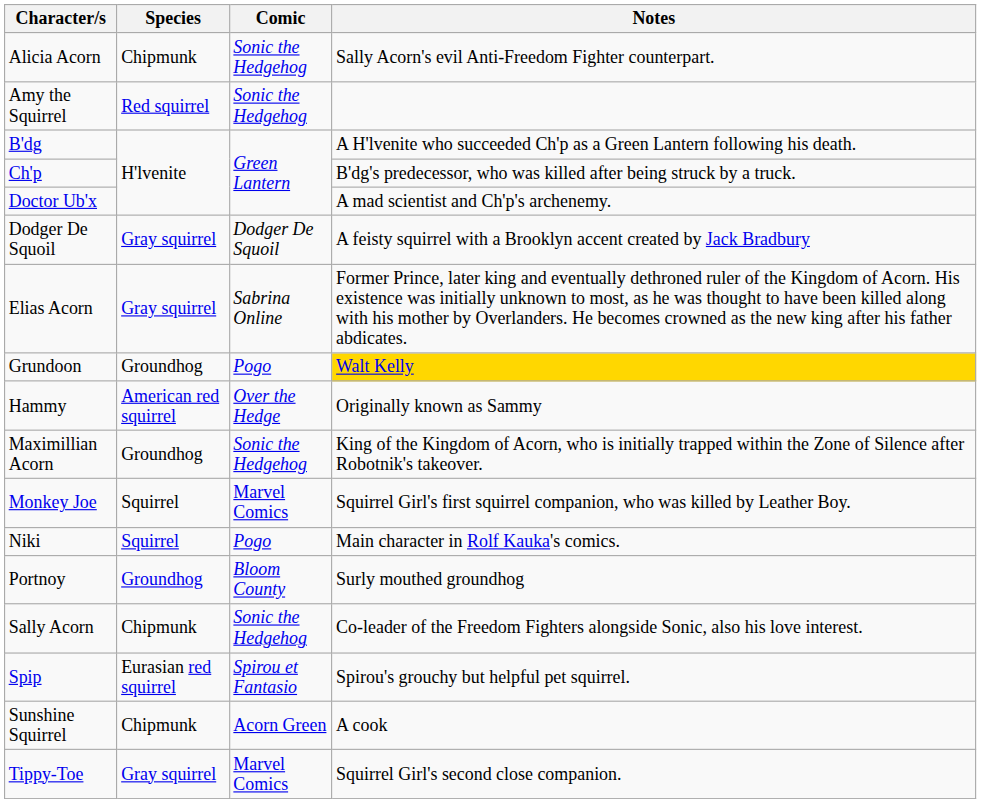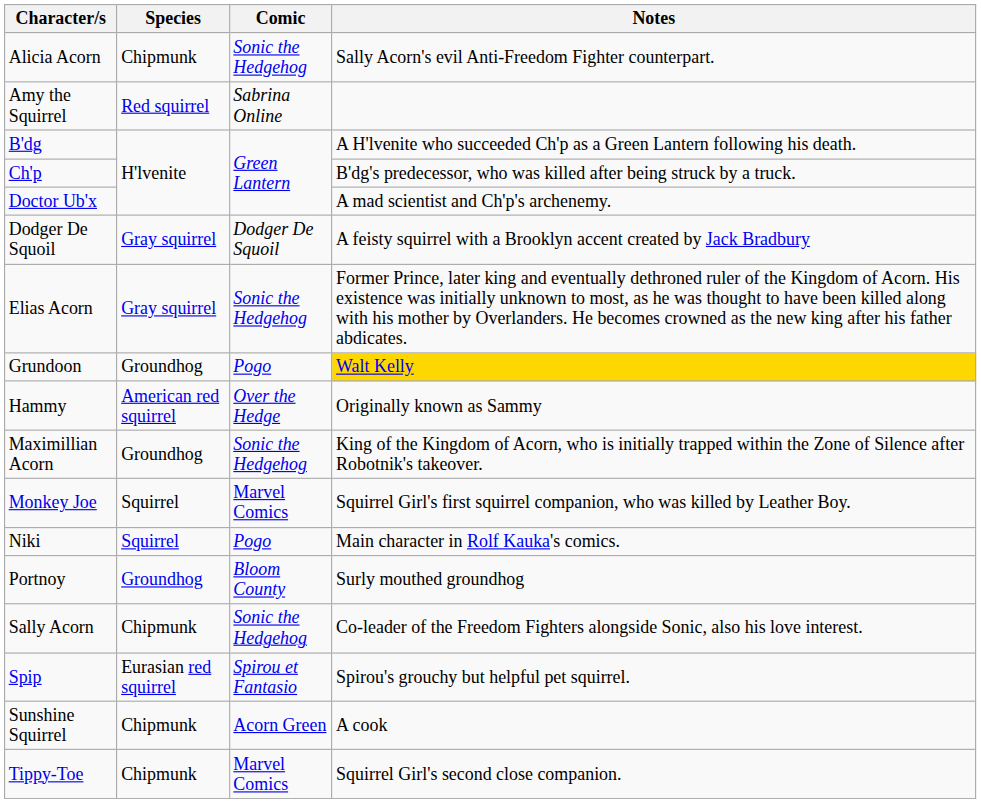(270, 105) Sonic the Hedgehog -> (262, 105) Sabrina Online
(262, 308) Sabrina Online -> (270, 308) Sonic the Hedgehog
(169, 774) Gray squirrel -> (159, 774) Chipmunk
